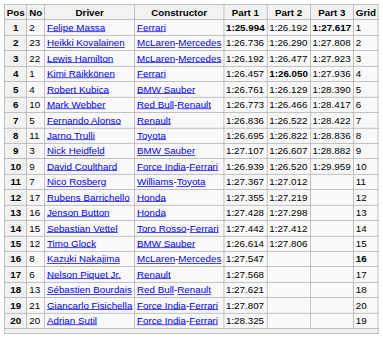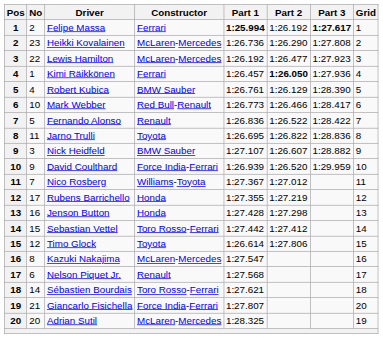(166, 243) BMW Sauber -> (151, 243) Toyota
(361, 259) bold -> (361, 259) normal
(35, 290) 13 -> (35, 290) 14
(174, 290) Red Bull-Renault -> (178, 290) Toro Rosso-Ferrari
(178, 320) Force India-Ferrari -> (179, 320) McLaren-Mercedes
